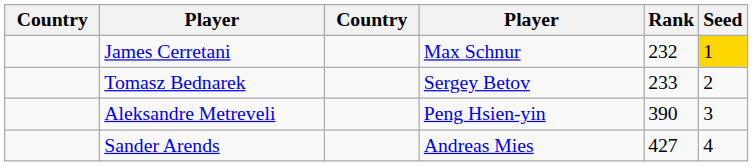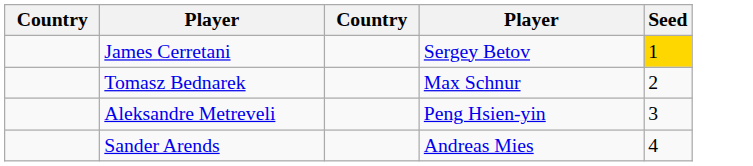- column: (671, 20)
(472, 51) Max Schnur -> (477, 51) Sergey Betov
(477, 82) Sergey Betov -> (472, 82) Max Schnur
